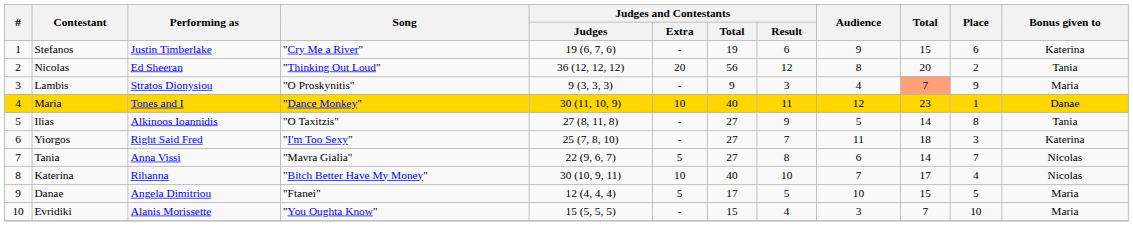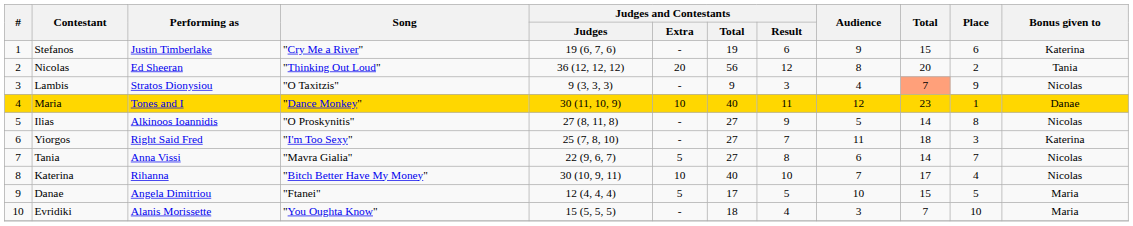(319, 85) "O Proskynitis" -> (311, 85) "O Taxitzis"
(1065, 85) Maria -> (1065, 85) Nicolas
(311, 121) "O Taxitzis" -> (319, 121) "O Proskynitis"
(1065, 121) Tania -> (1065, 121) Nicolas
(732, 211) 15 -> (732, 211) 18
